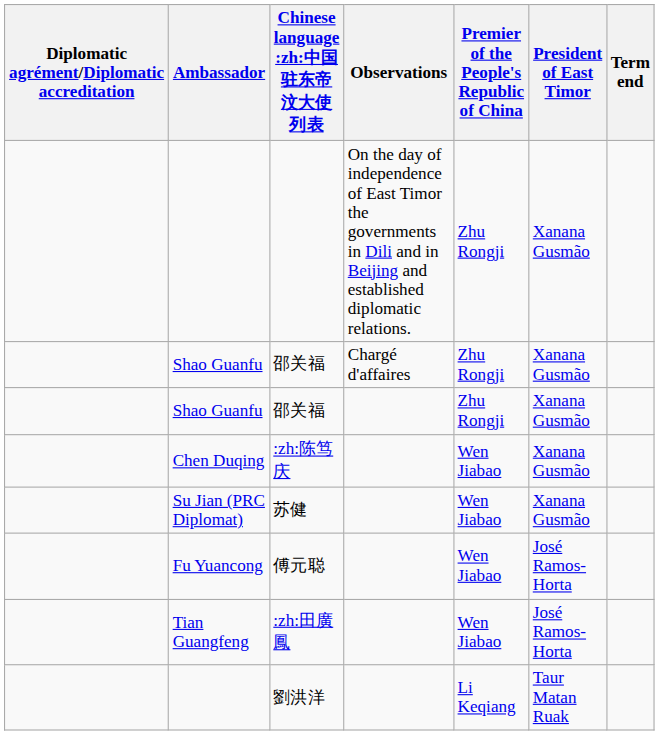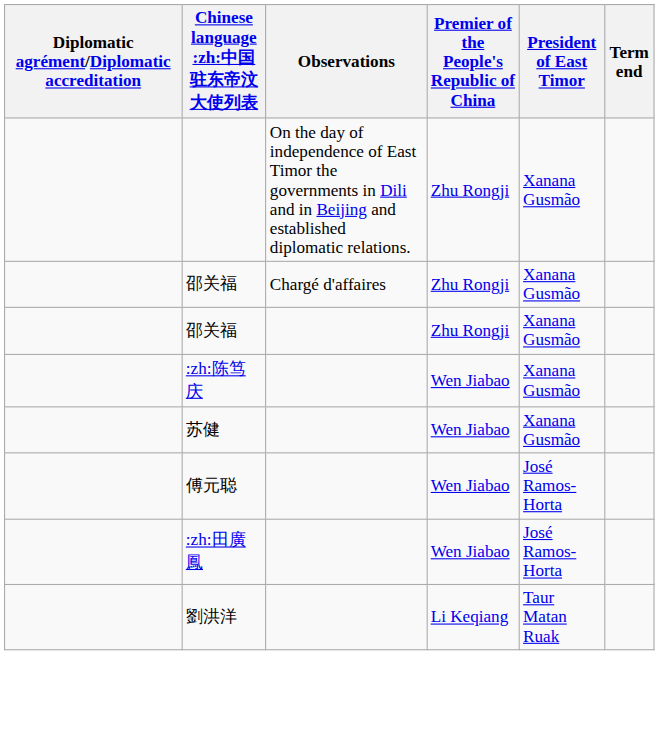- column: (219, 72)
